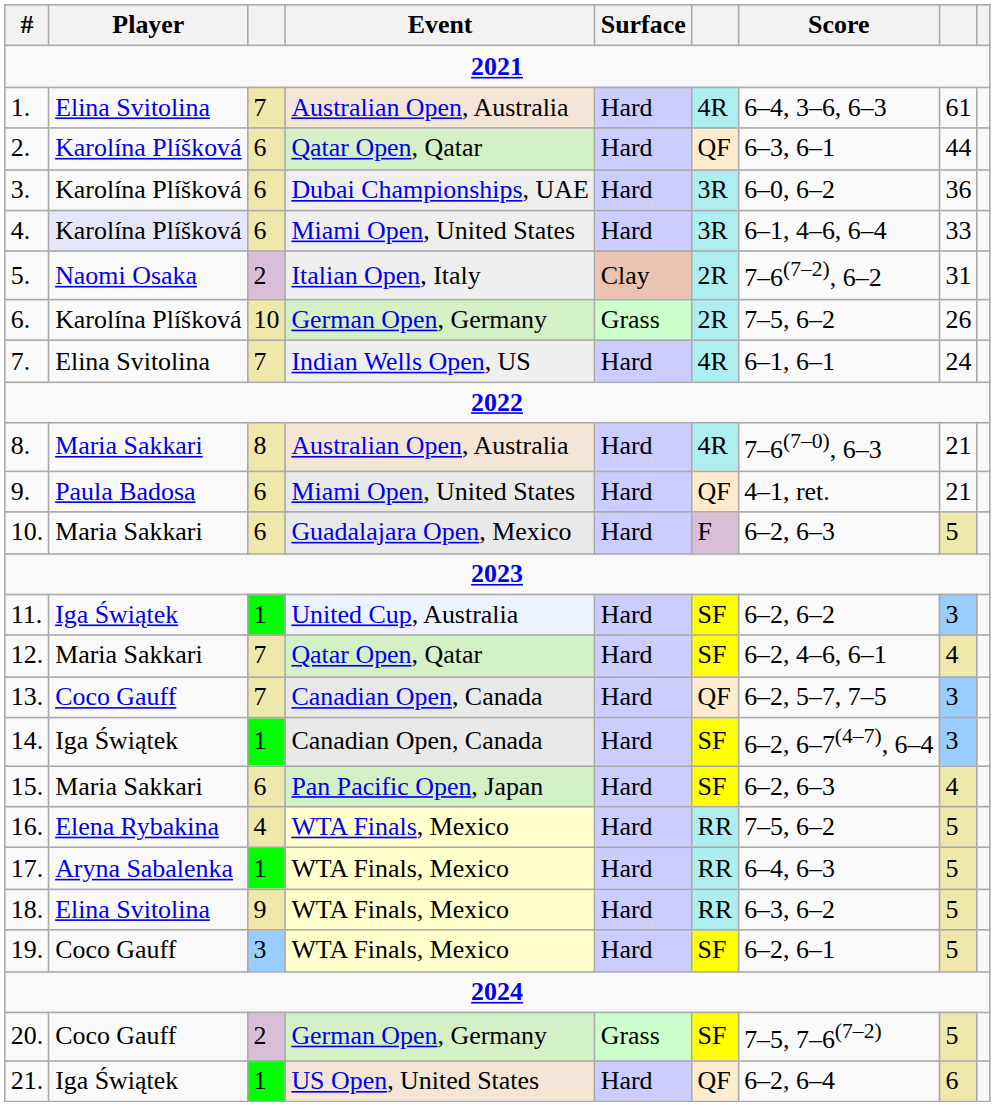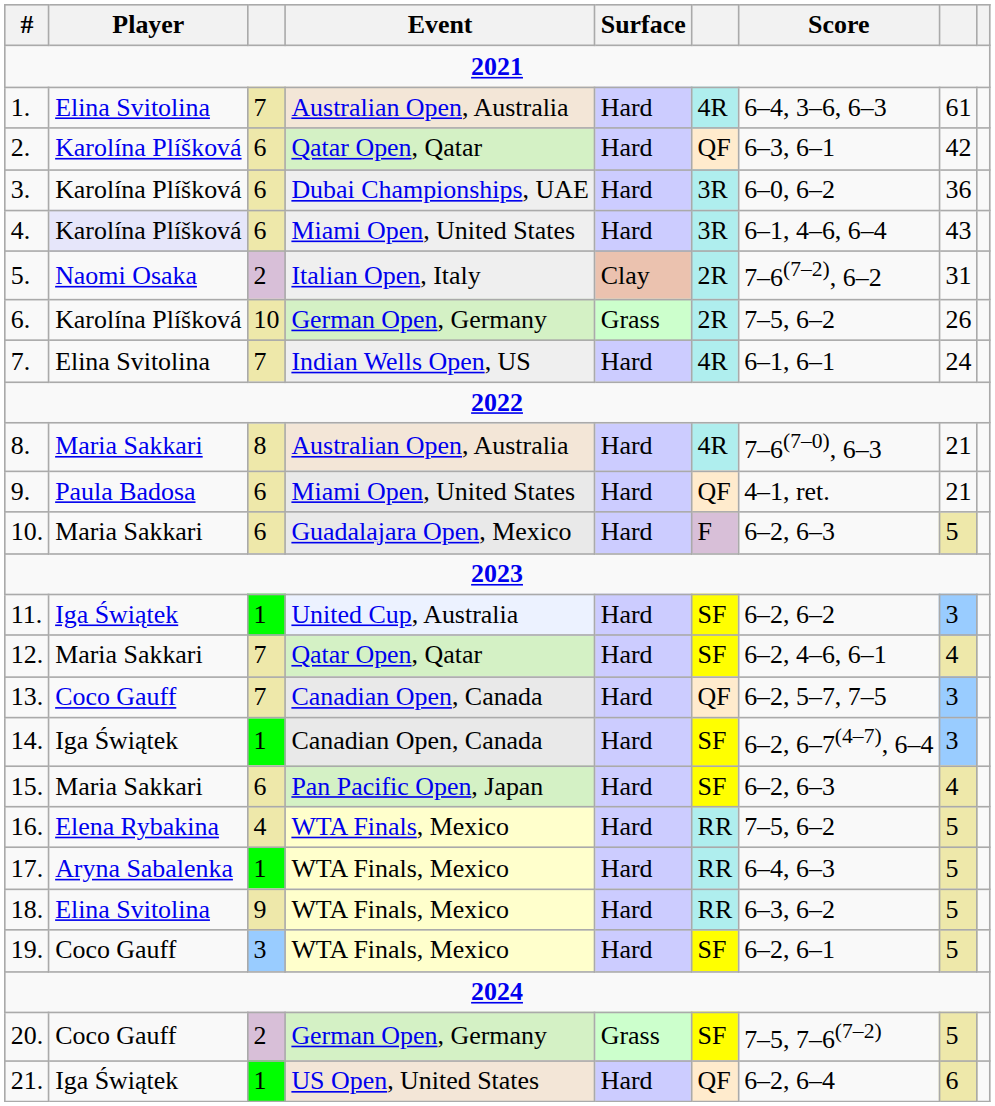(958, 148) 44 -> (958, 148) 42
(958, 230) 33 -> (958, 230) 43
